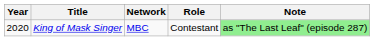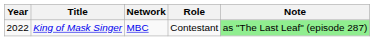(18, 28) 2020 -> (18, 28) 2022
